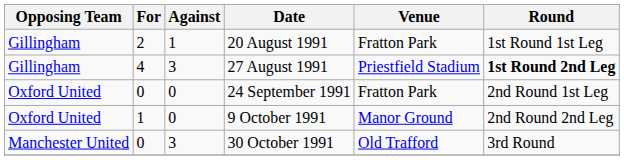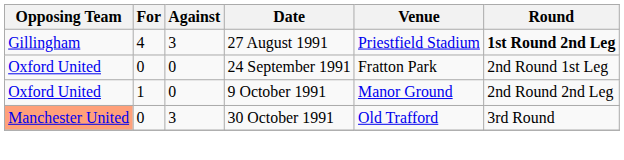- row: (278, 42)
(69, 142) no background -> (69, 117) lightsalmon background
